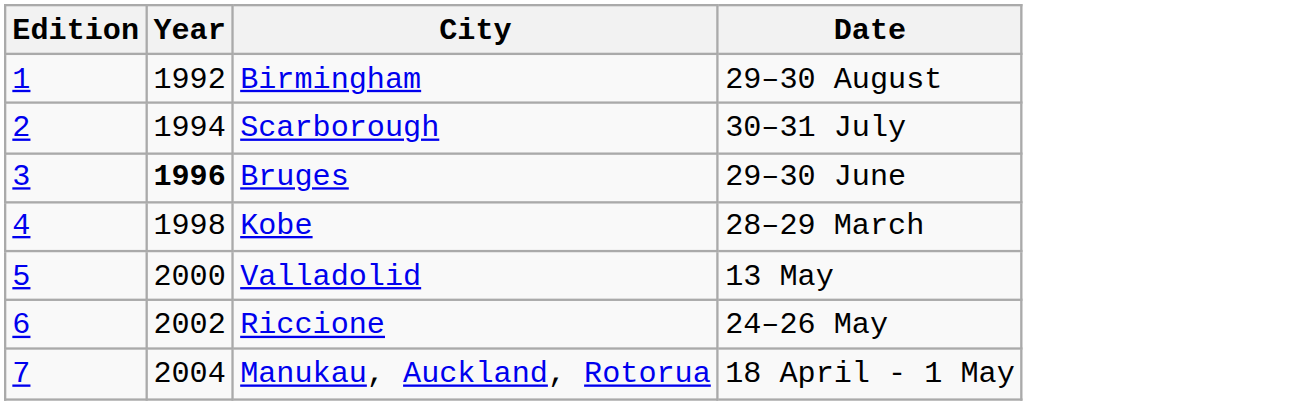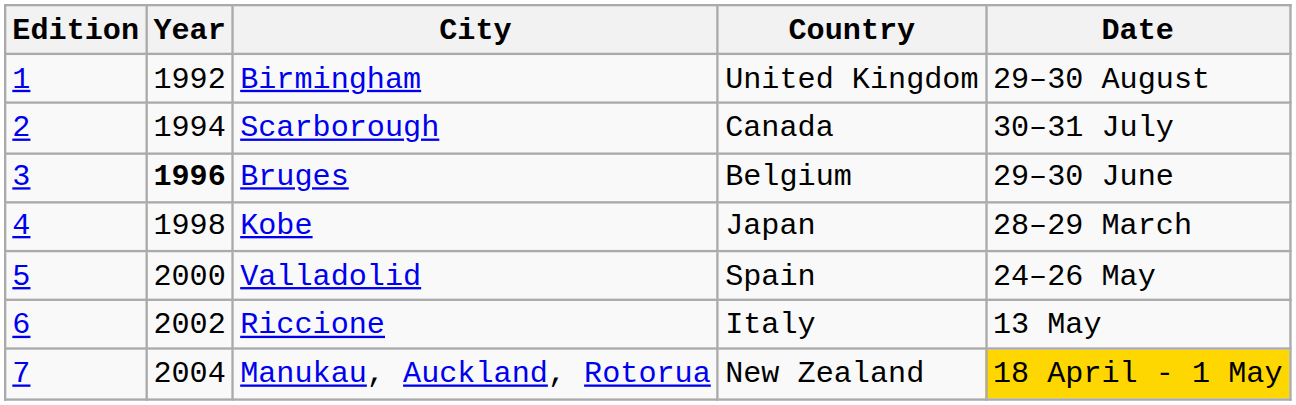+ column: (852, 30)
(779, 276) 13 May -> (1074, 276) 24–26 May
(807, 325) 24–26 May -> (1047, 325) 13 May
(870, 374) no background -> (1138, 374) gold background
